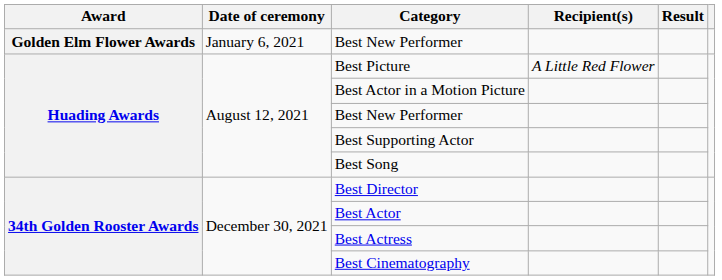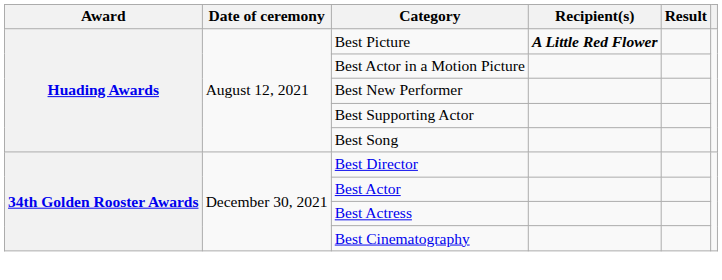- row: (103, 41)
(593, 66) normal -> (595, 41) bold
